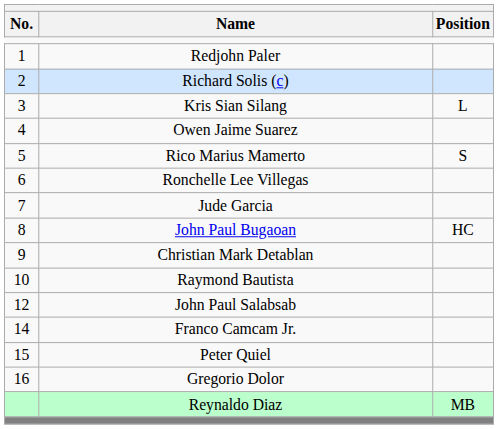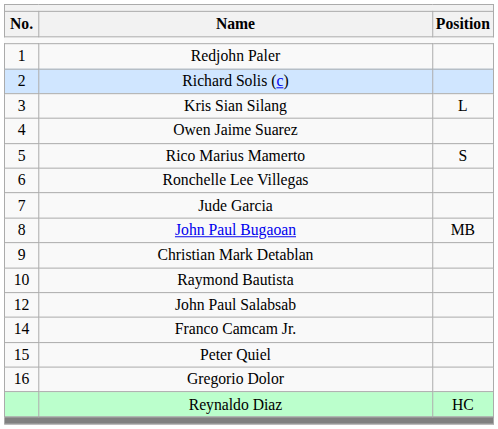(463, 230) HC -> (463, 230) MB
(463, 404) MB -> (463, 404) HC
